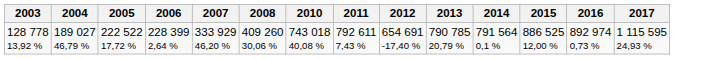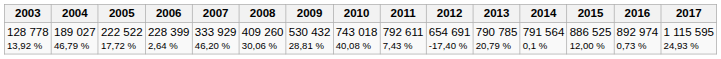+ column: (310, 13)
